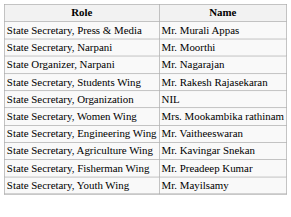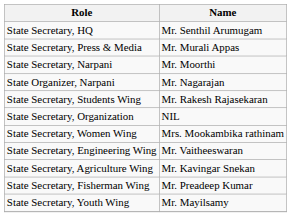+ row: (50, 30)
